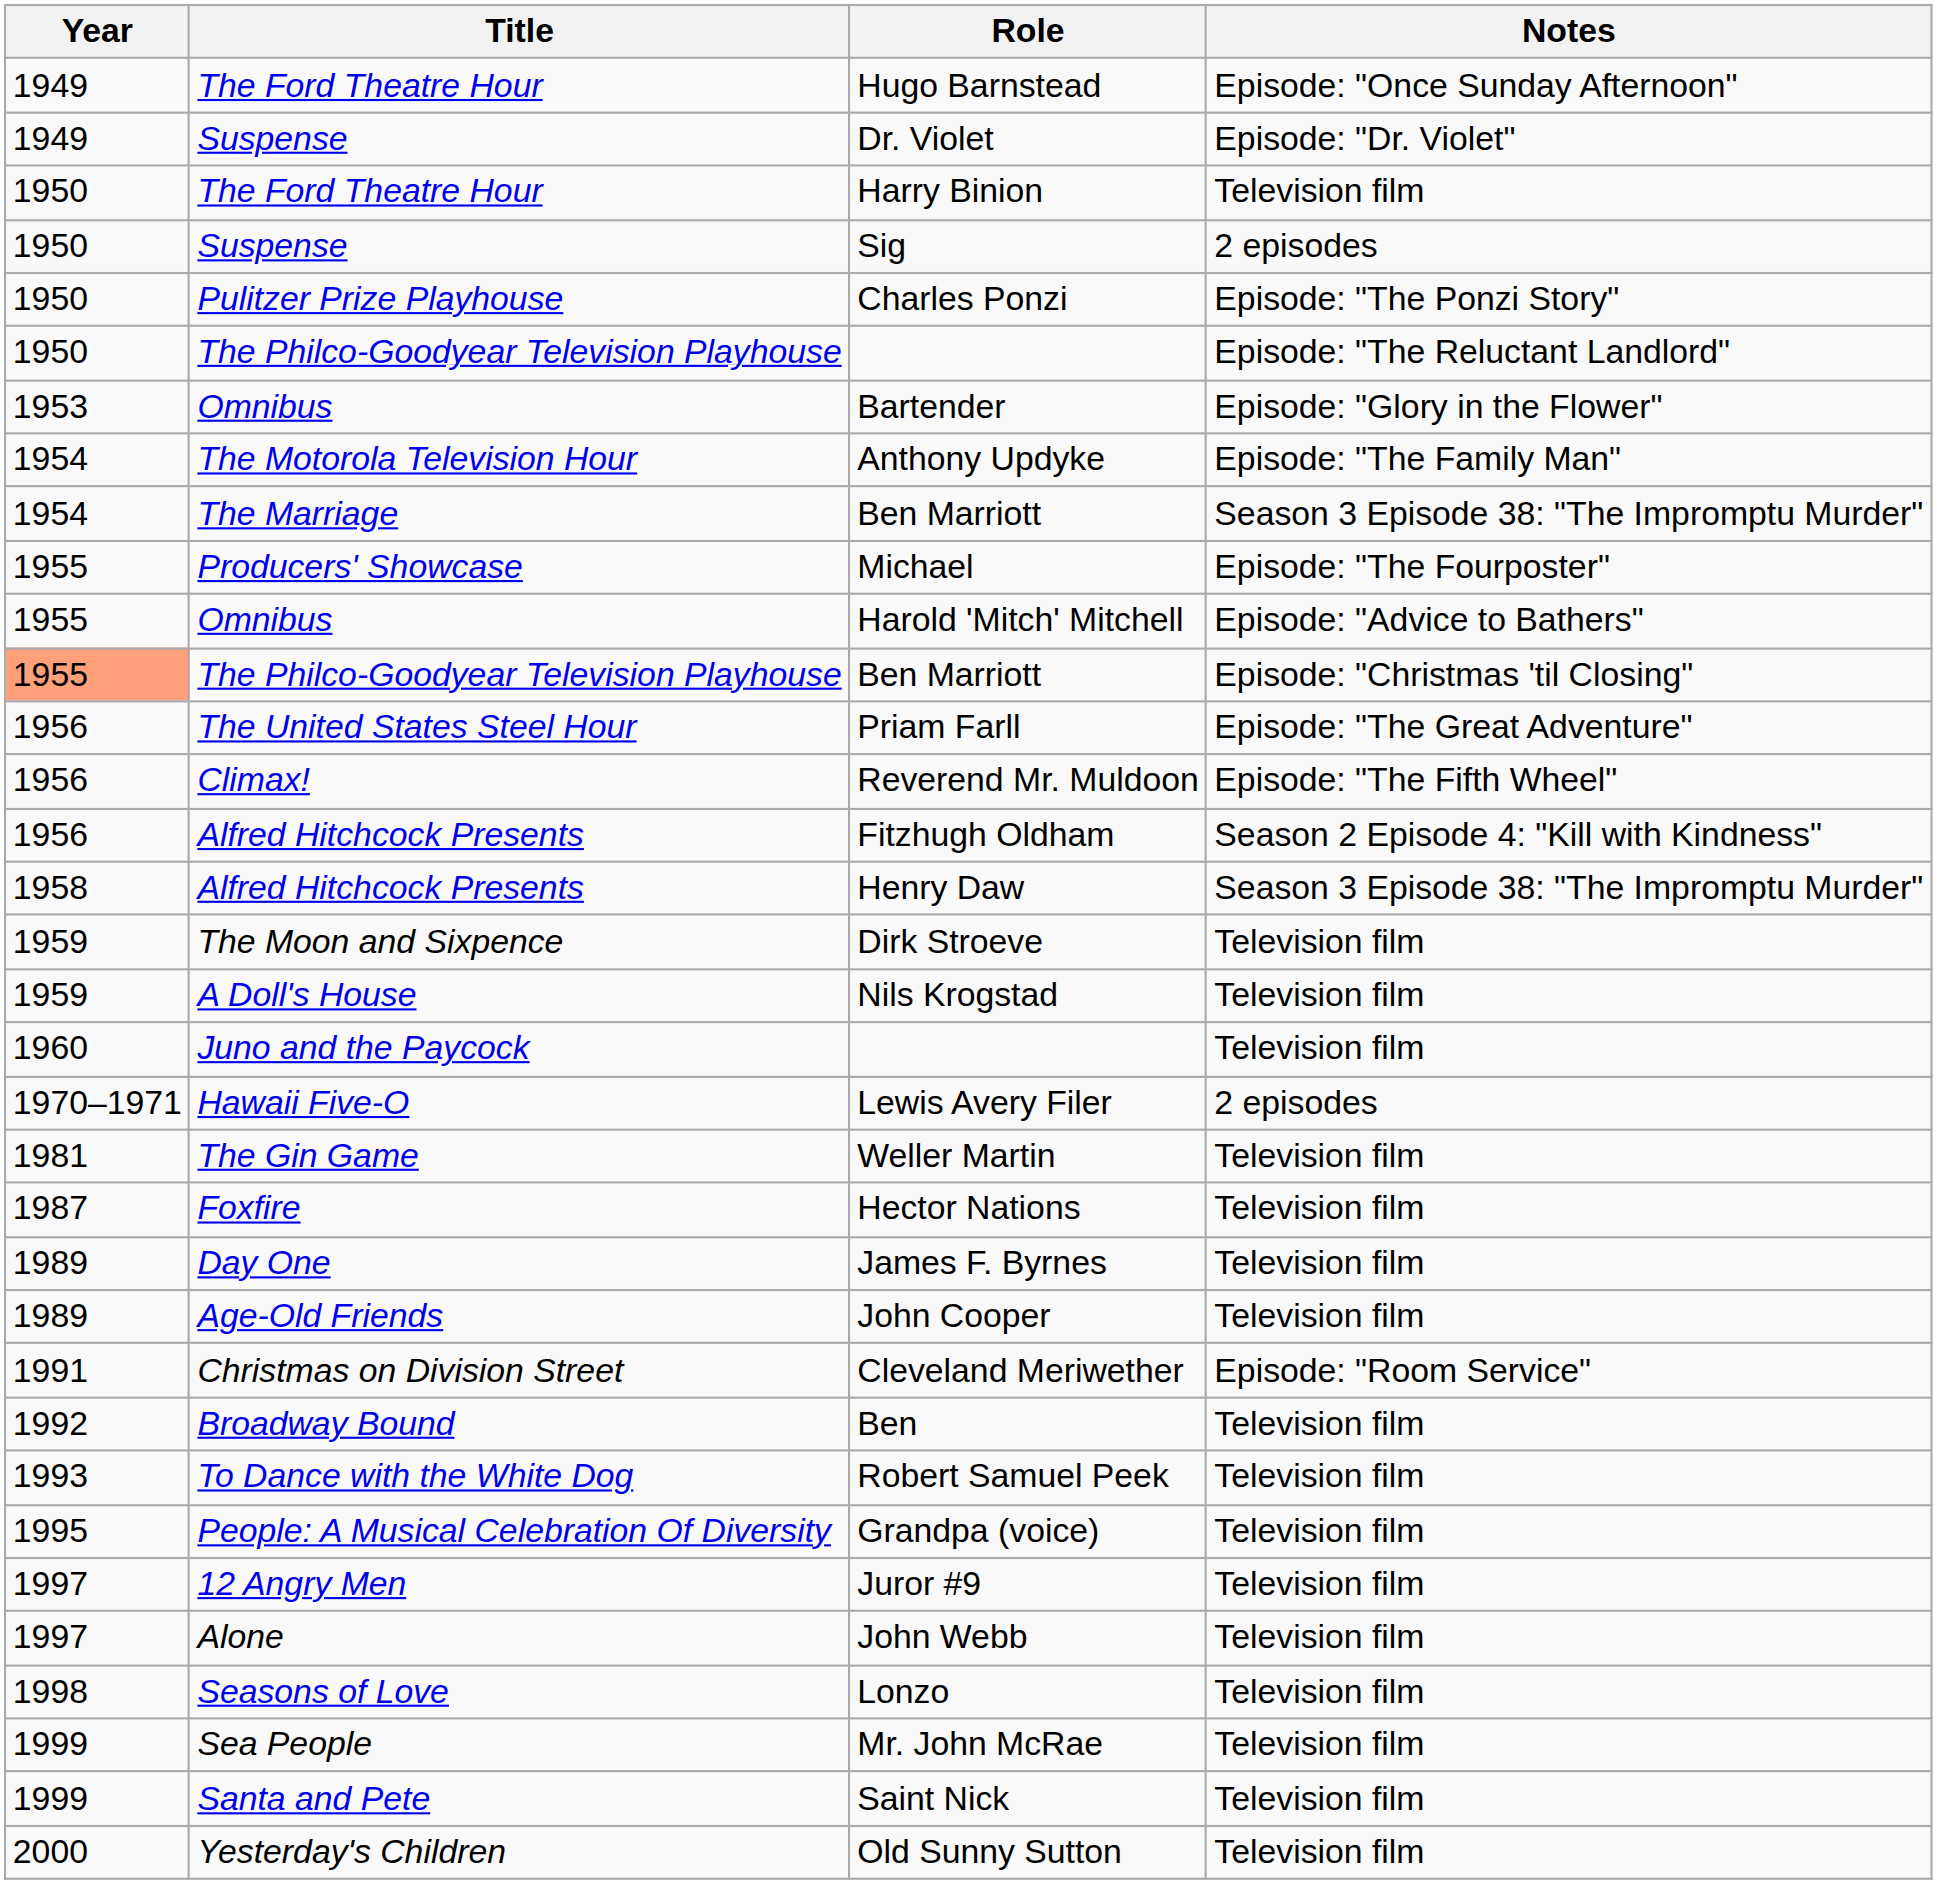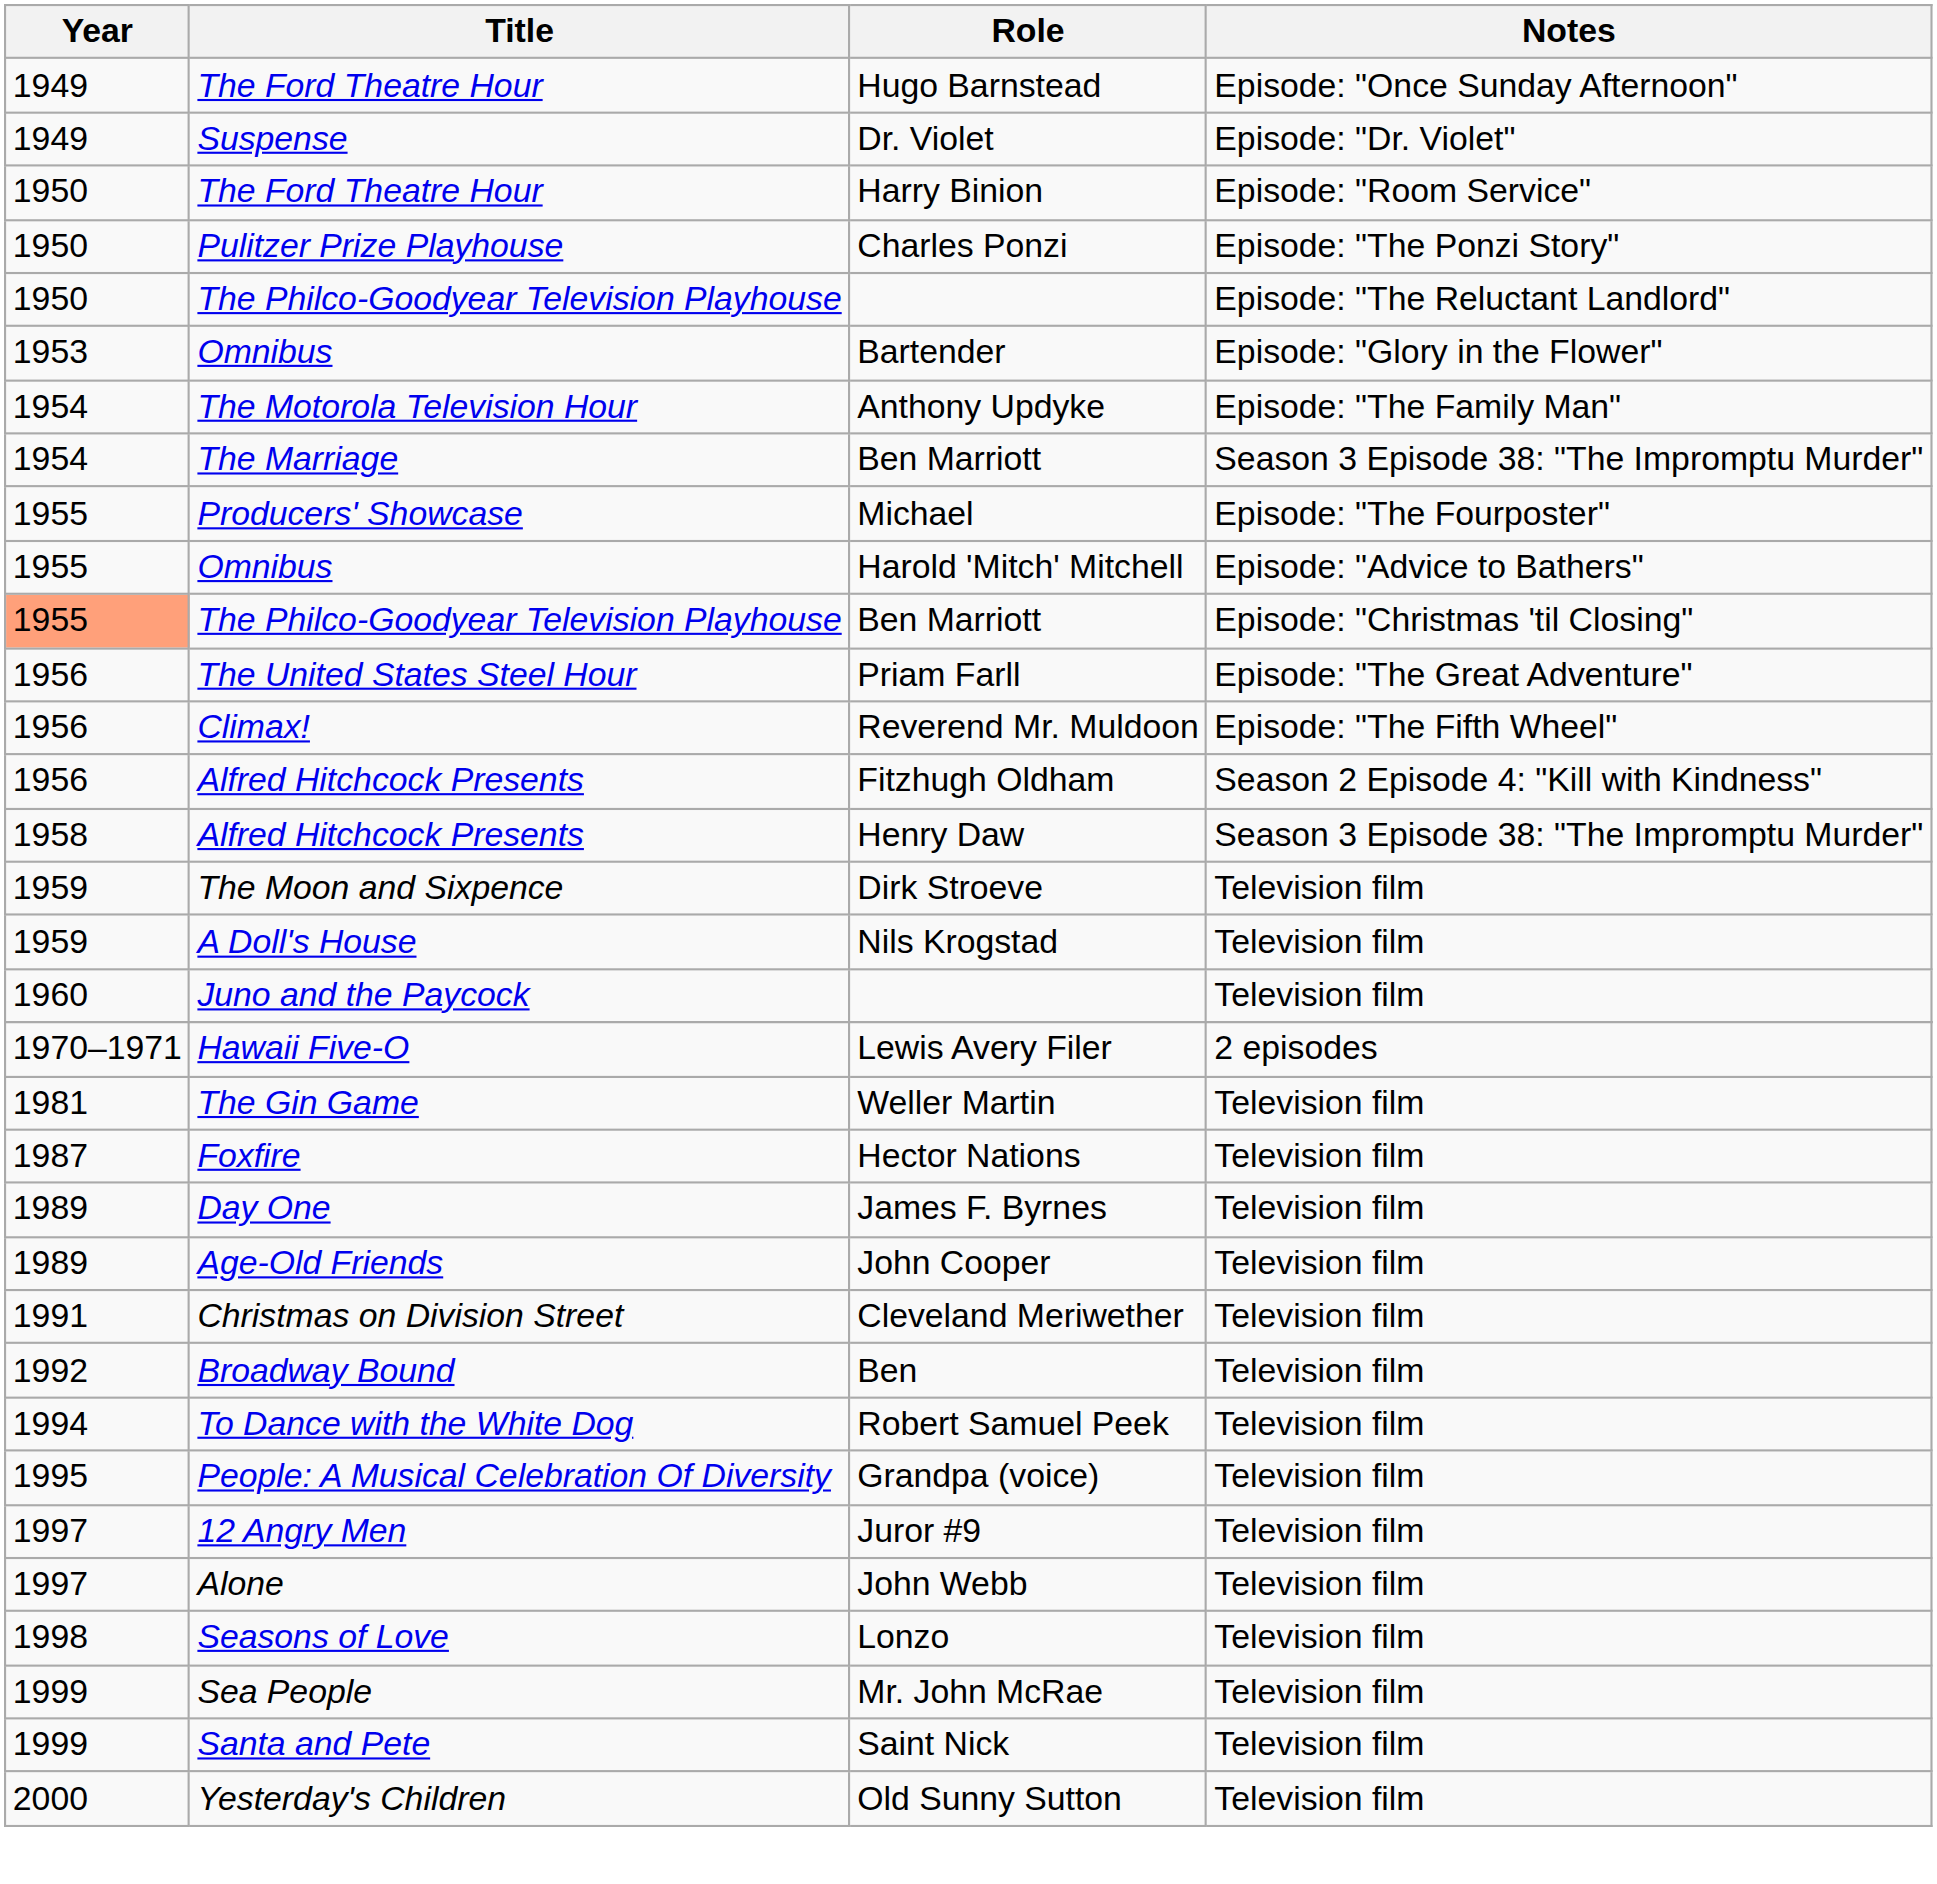(1319, 191) Television film -> (1403, 191) Episode: "Room Service"
- row: (272, 245)
(1403, 1369) Episode: "Room Service" -> (1319, 1316) Television film
(50, 1476) 1993 -> (50, 1423) 1994
